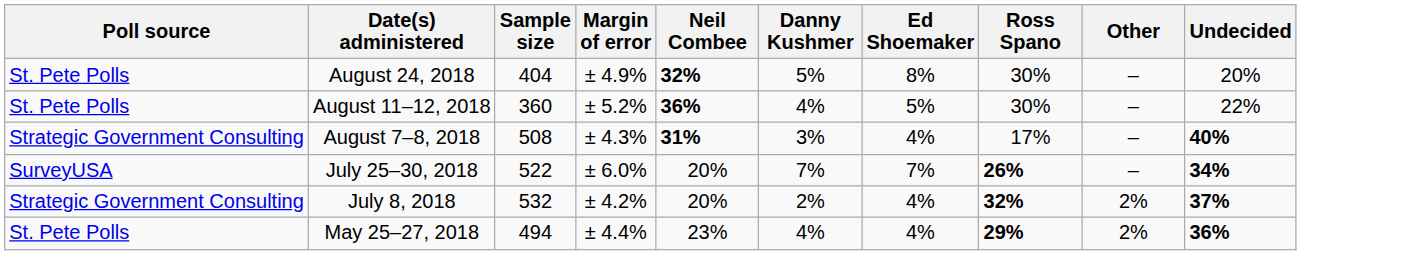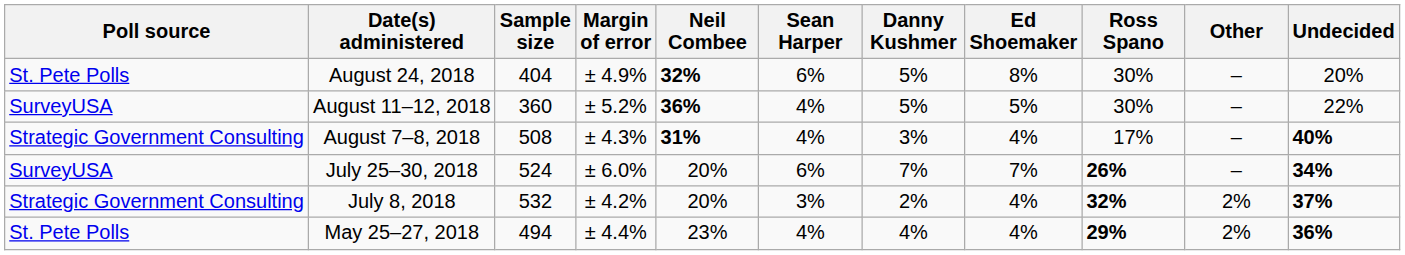+ column: (810, 31)
(69, 106) St. Pete Polls -> (61, 106) SurveyUSA
(810, 106) 4% -> (913, 106) 5%
(535, 169) 522 -> (535, 169) 524
